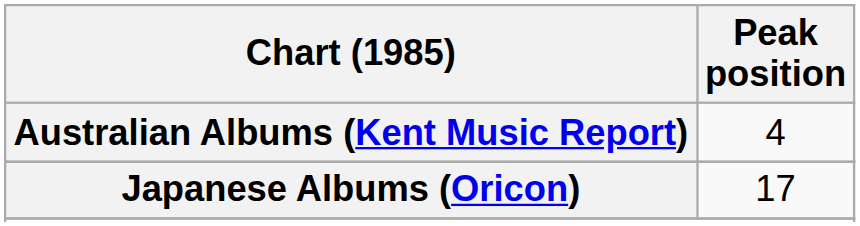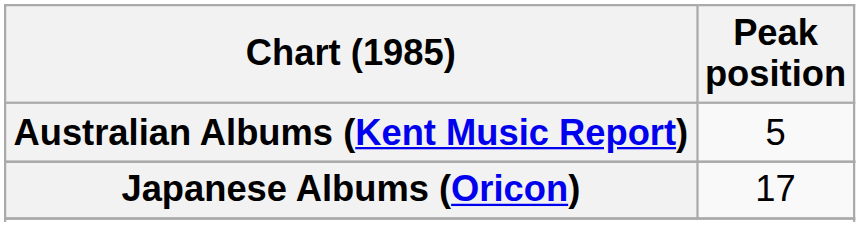(776, 131) 4 -> (776, 131) 5
